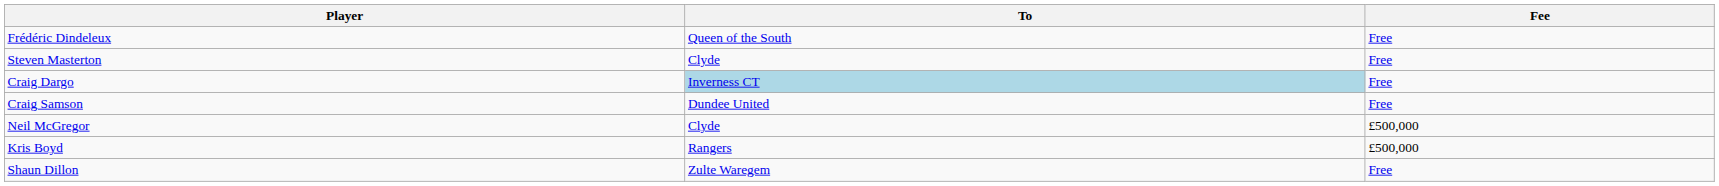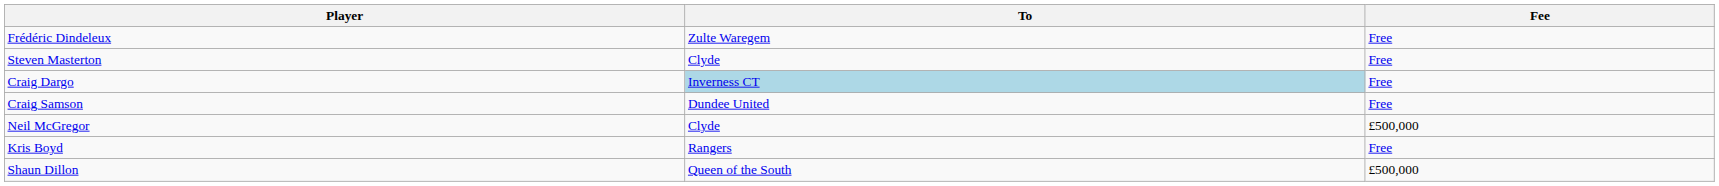(740, 37) Queen of the South -> (729, 37) Zulte Waregem
(1393, 148) £500,000 -> (1380, 148) Free
(729, 170) Zulte Waregem -> (740, 170) Queen of the South
(1380, 170) Free -> (1393, 170) £500,000
